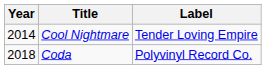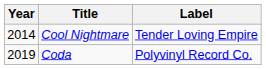(21, 54) 2018 -> (21, 54) 2019
